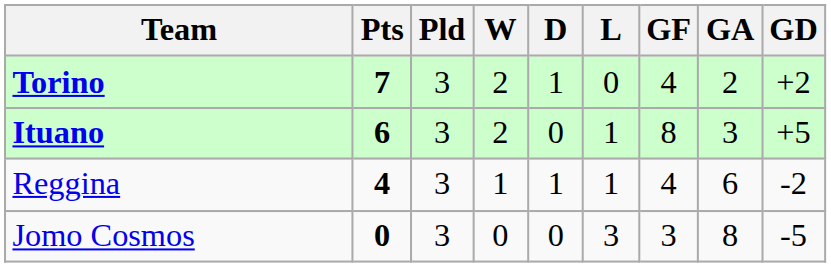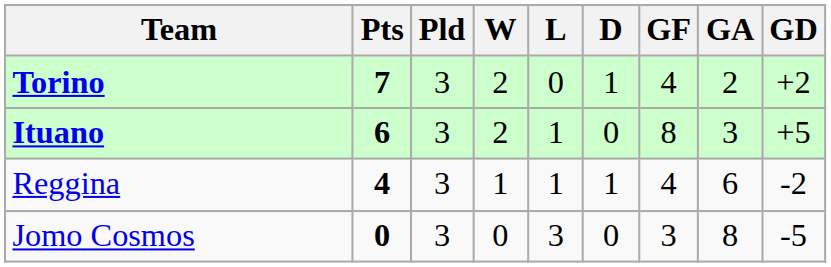columns swapped: (556, 30) <-> (611, 30)
